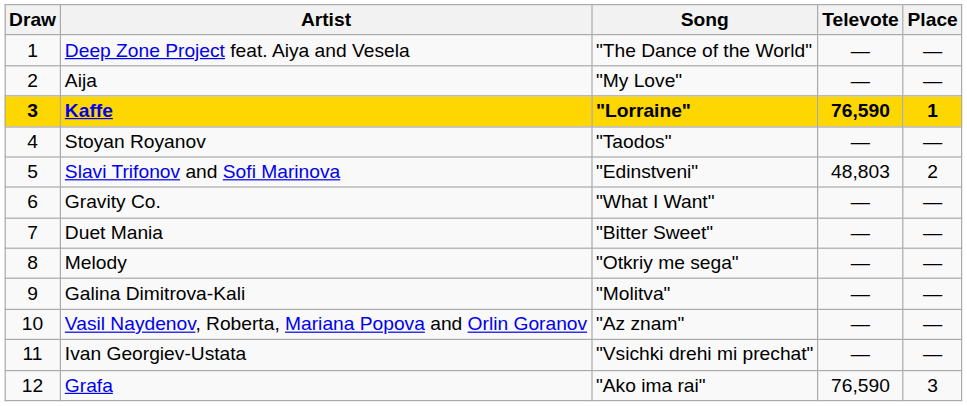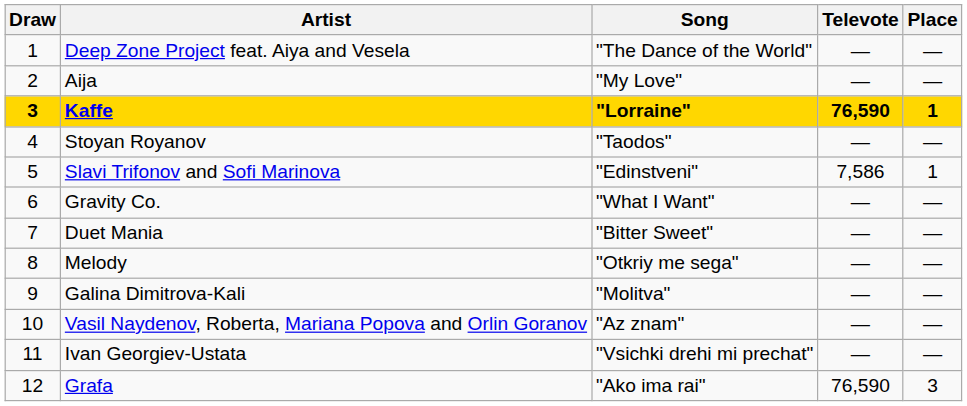(860, 171) 48,803 -> (860, 171) 7,586
(933, 171) 2 -> (933, 171) 1
